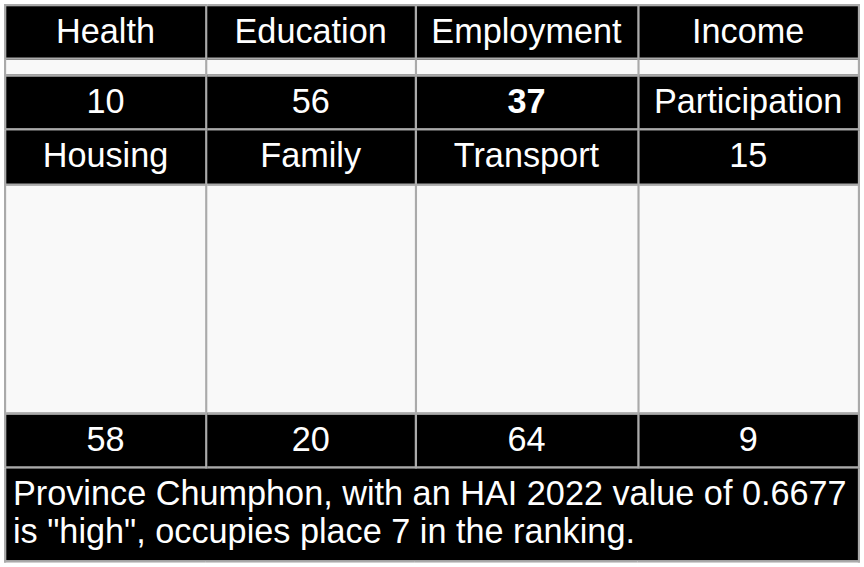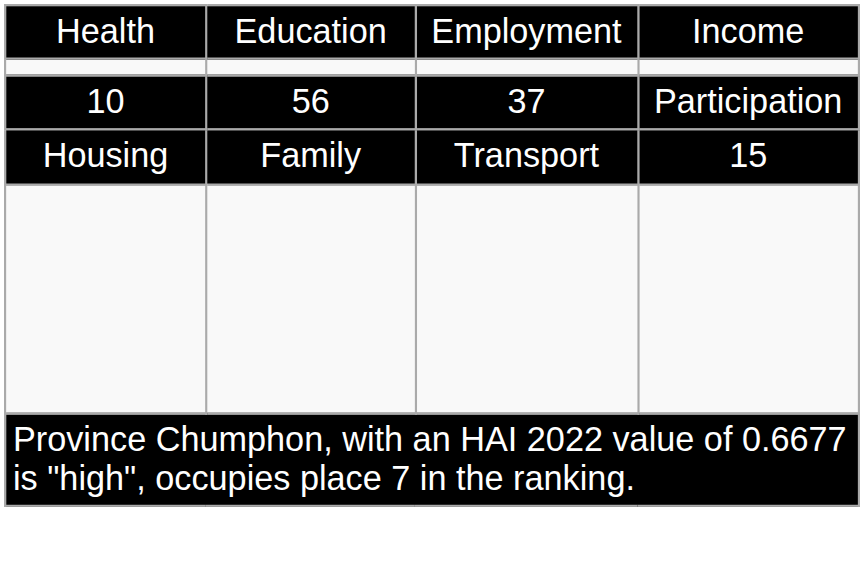(526, 101) bold -> (526, 101) normal
- row: (105, 440)
